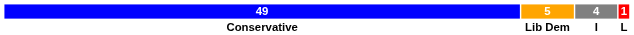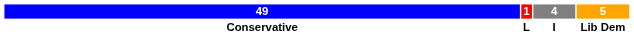columns swapped: (547, 11) <-> (624, 11)
